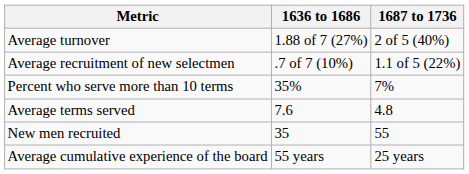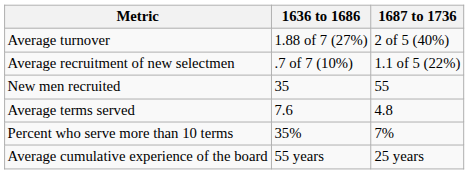rows swapped: (64, 133) <-> (120, 86)
